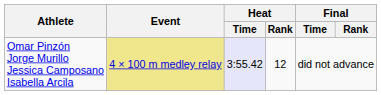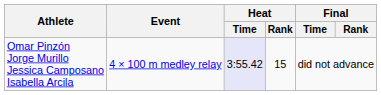(165, 64) khaki background -> (165, 64) no background
(280, 64) 12 -> (280, 64) 15
